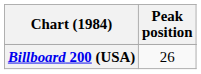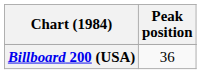(167, 56) 26 -> (167, 56) 36
